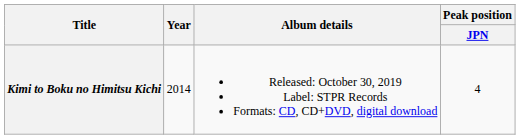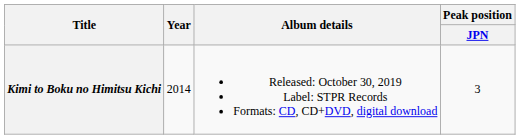(477, 89) 4 -> (477, 89) 3
